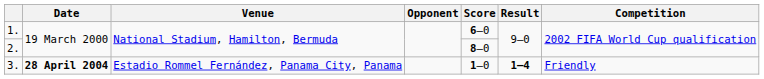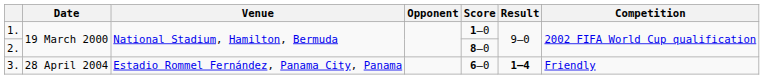(480, 30) 6–0 -> (480, 30) 1–0
(67, 65) bold -> (67, 65) normal
(480, 65) 1–0 -> (480, 65) 6–0
